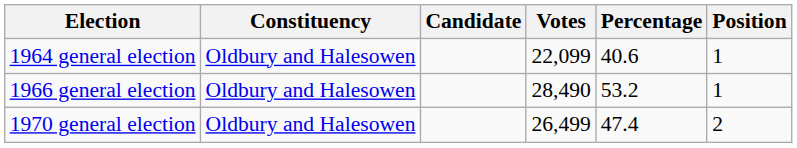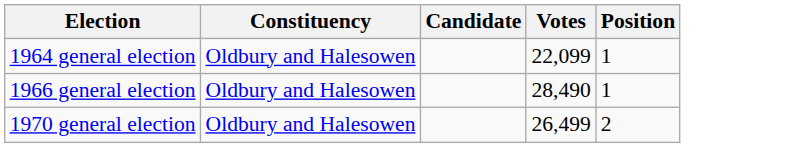- column: (652, 21)
